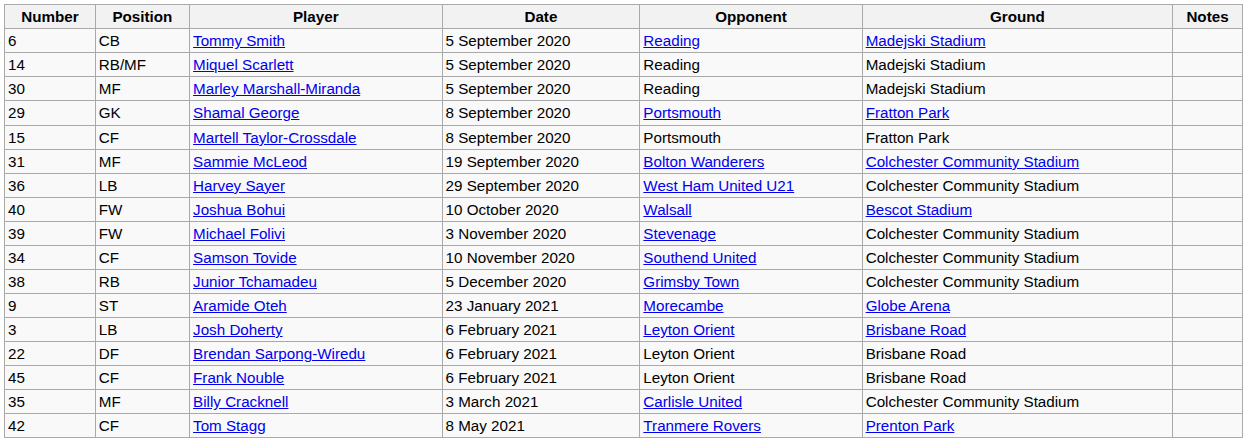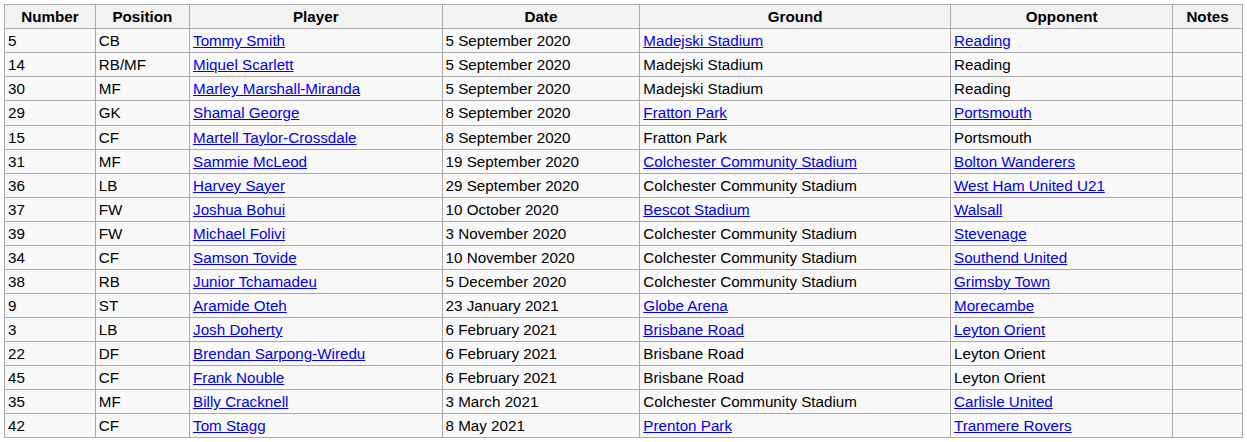columns swapped: (751, 17) <-> (1017, 17)
(12, 41) 6 -> (12, 41) 5
(16, 209) 40 -> (16, 209) 37
